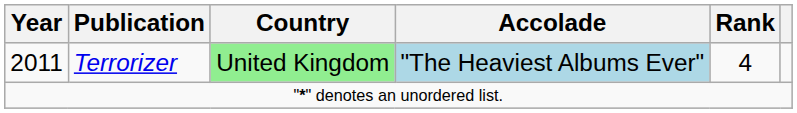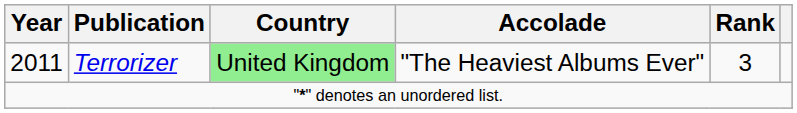(552, 62) lightblue background -> (552, 62) no background
(745, 62) 4 -> (745, 62) 3
